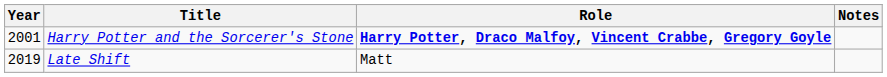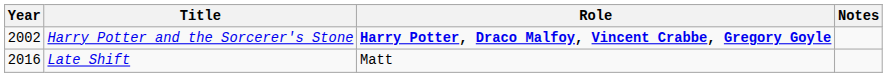(24, 38) 2001 -> (24, 38) 2002
(24, 61) 2019 -> (24, 61) 2016
